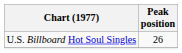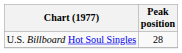(158, 39) 26 -> (158, 39) 28
